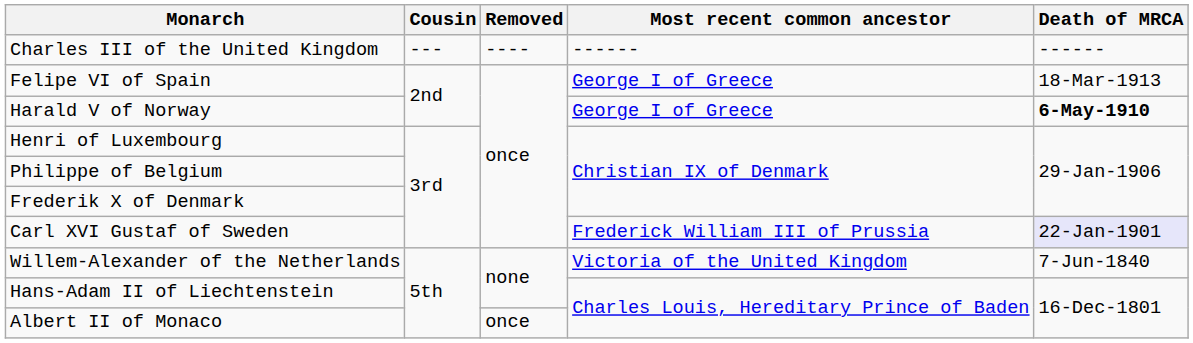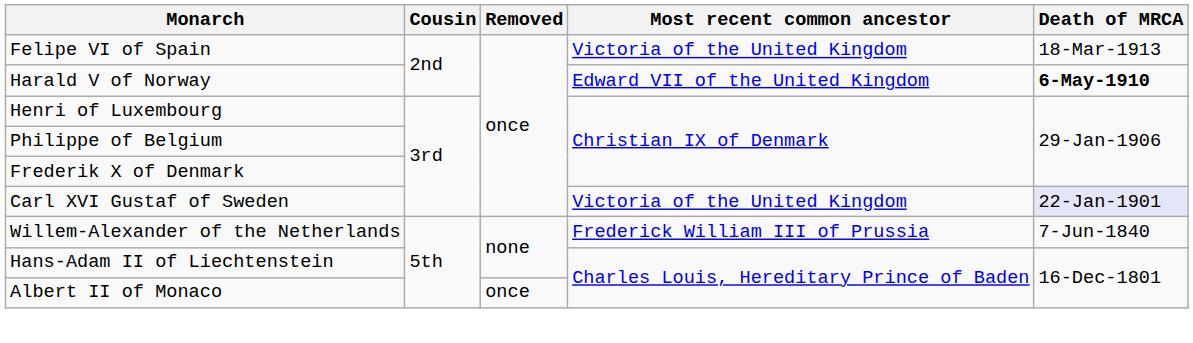- row: (194, 50)
(673, 80) George I of Greece -> (739, 50) Victoria of the United Kingdom
(673, 111) George I of Greece -> (751, 80) Edward VII of the United Kingdom
(751, 232) Frederick William III of Prussia -> (739, 202) Victoria of the United Kingdom
(739, 262) Victoria of the United Kingdom -> (751, 232) Frederick William III of Prussia
